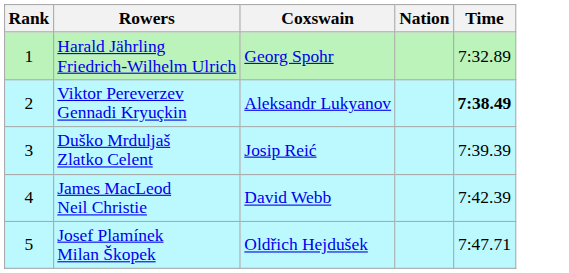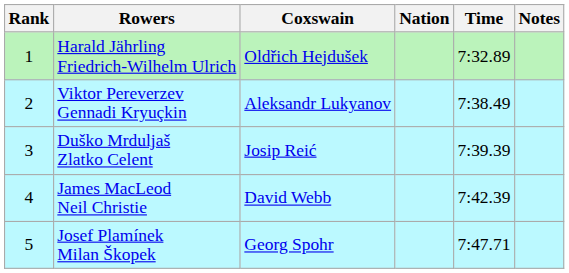+ column: (539, 18)
(289, 55) Georg Spohr -> (306, 55) Oldřich Hejdušek
(484, 103) bold -> (484, 103) normal
(306, 244) Oldřich Hejdušek -> (289, 244) Georg Spohr
